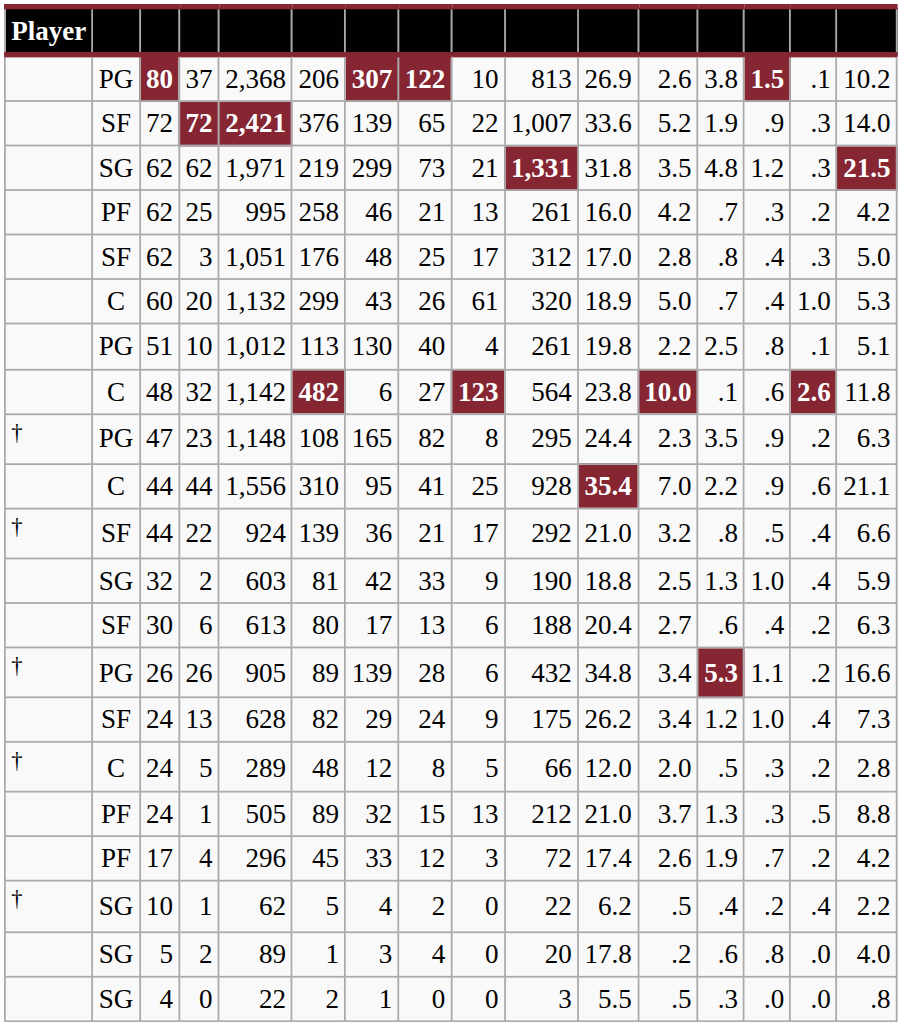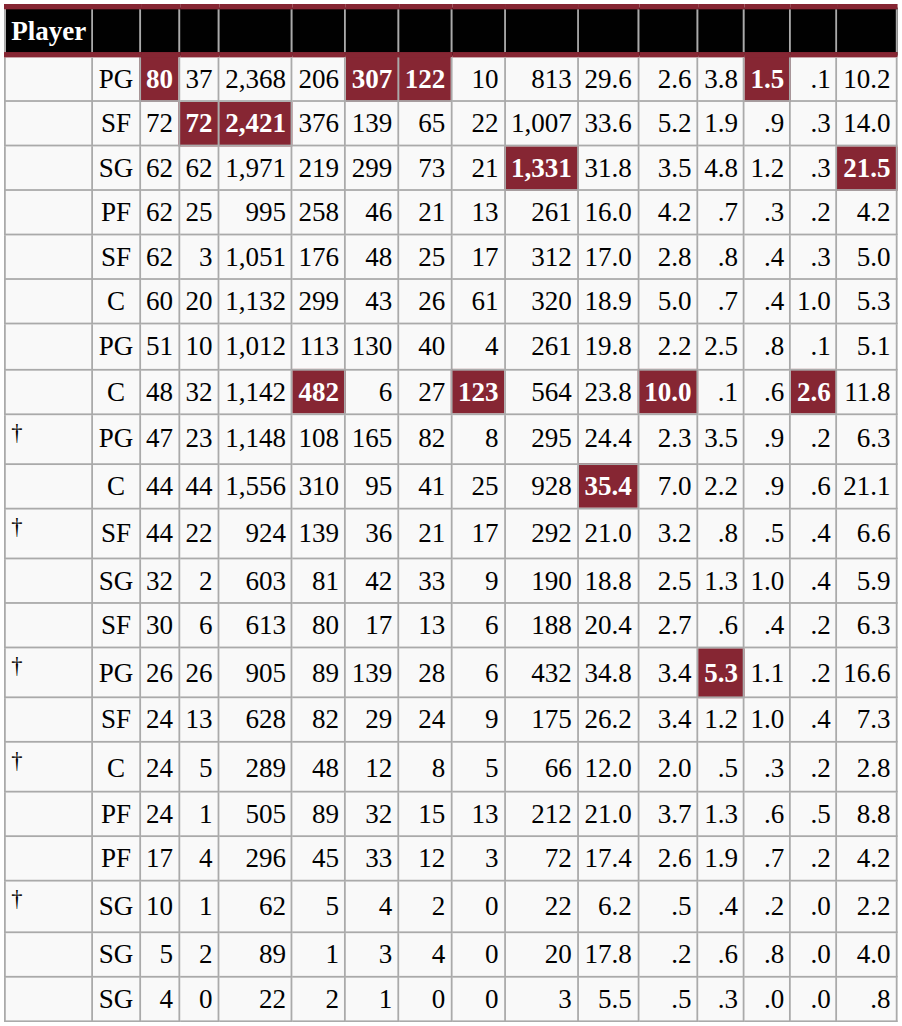(608, 78) 26.9 -> (608, 78) 29.6
(774, 814) .3 -> (774, 814) .6
(821, 906) .4 -> (821, 906) .0
